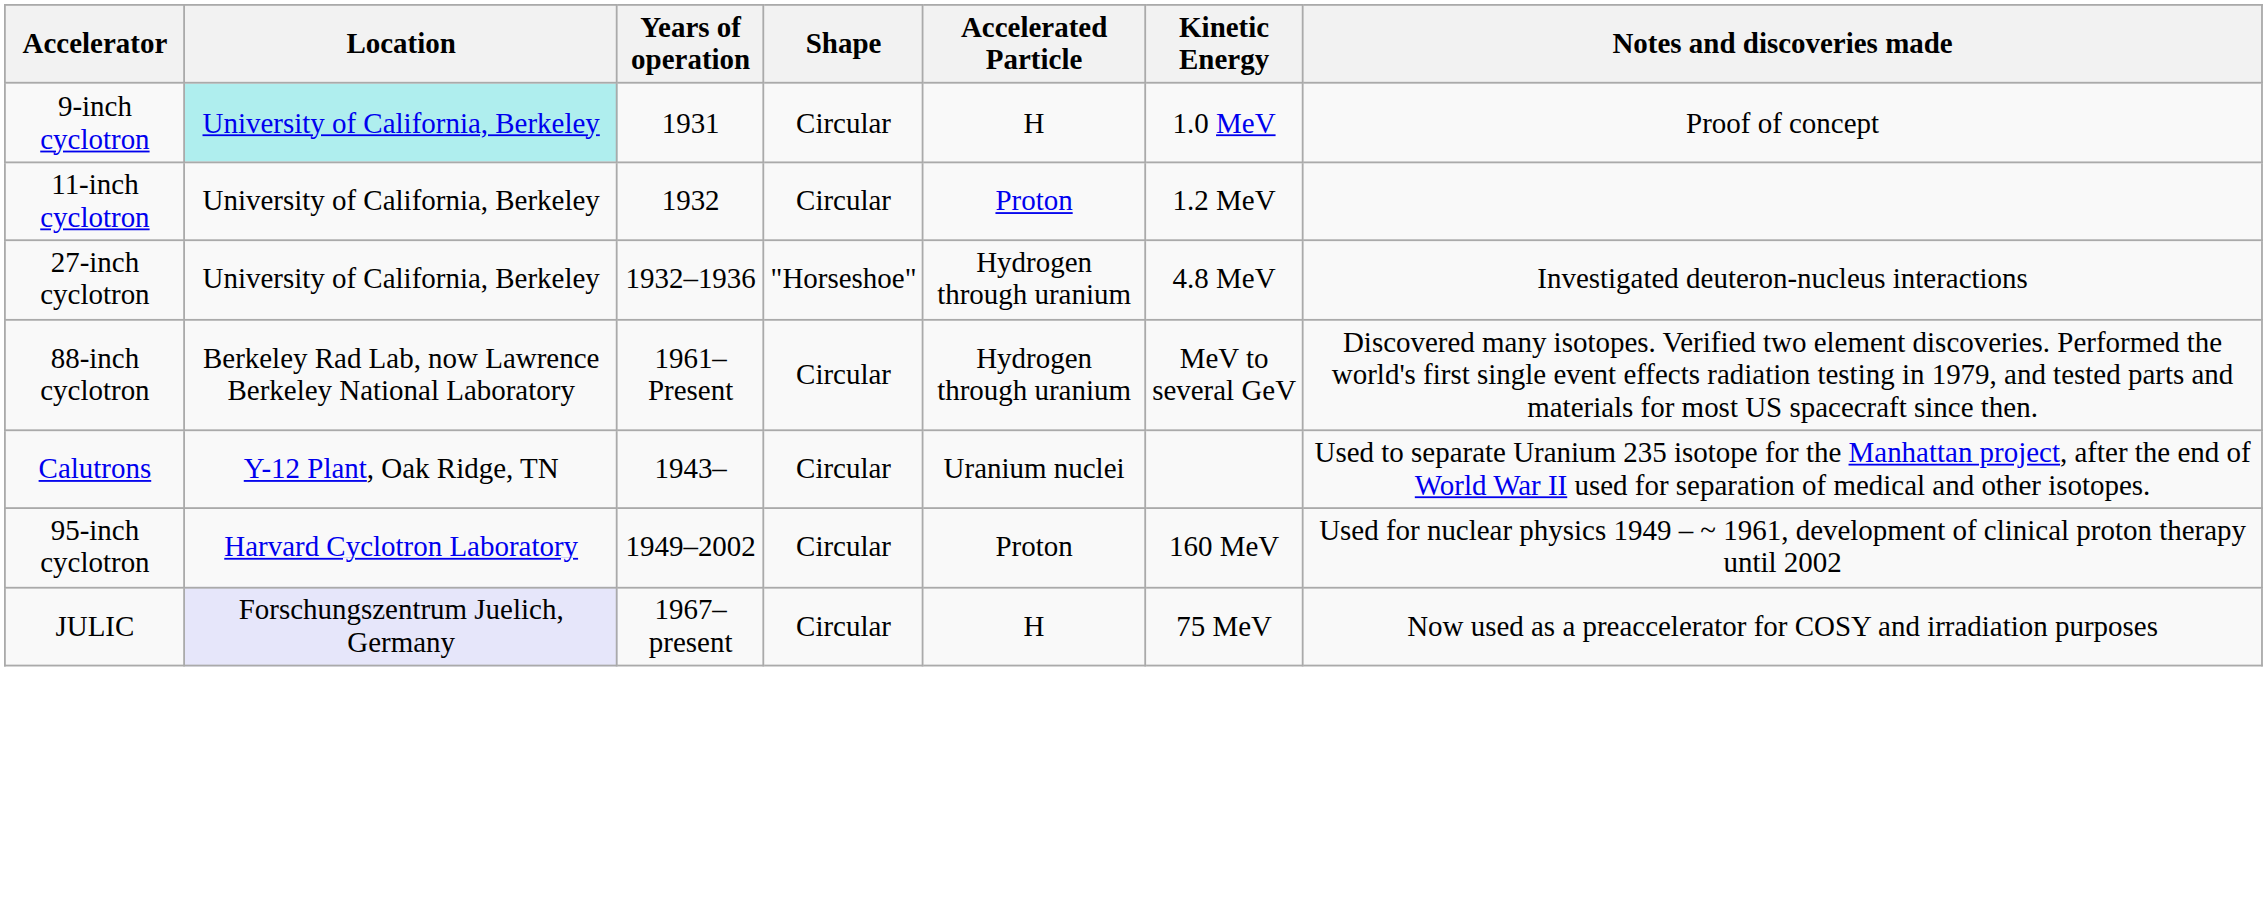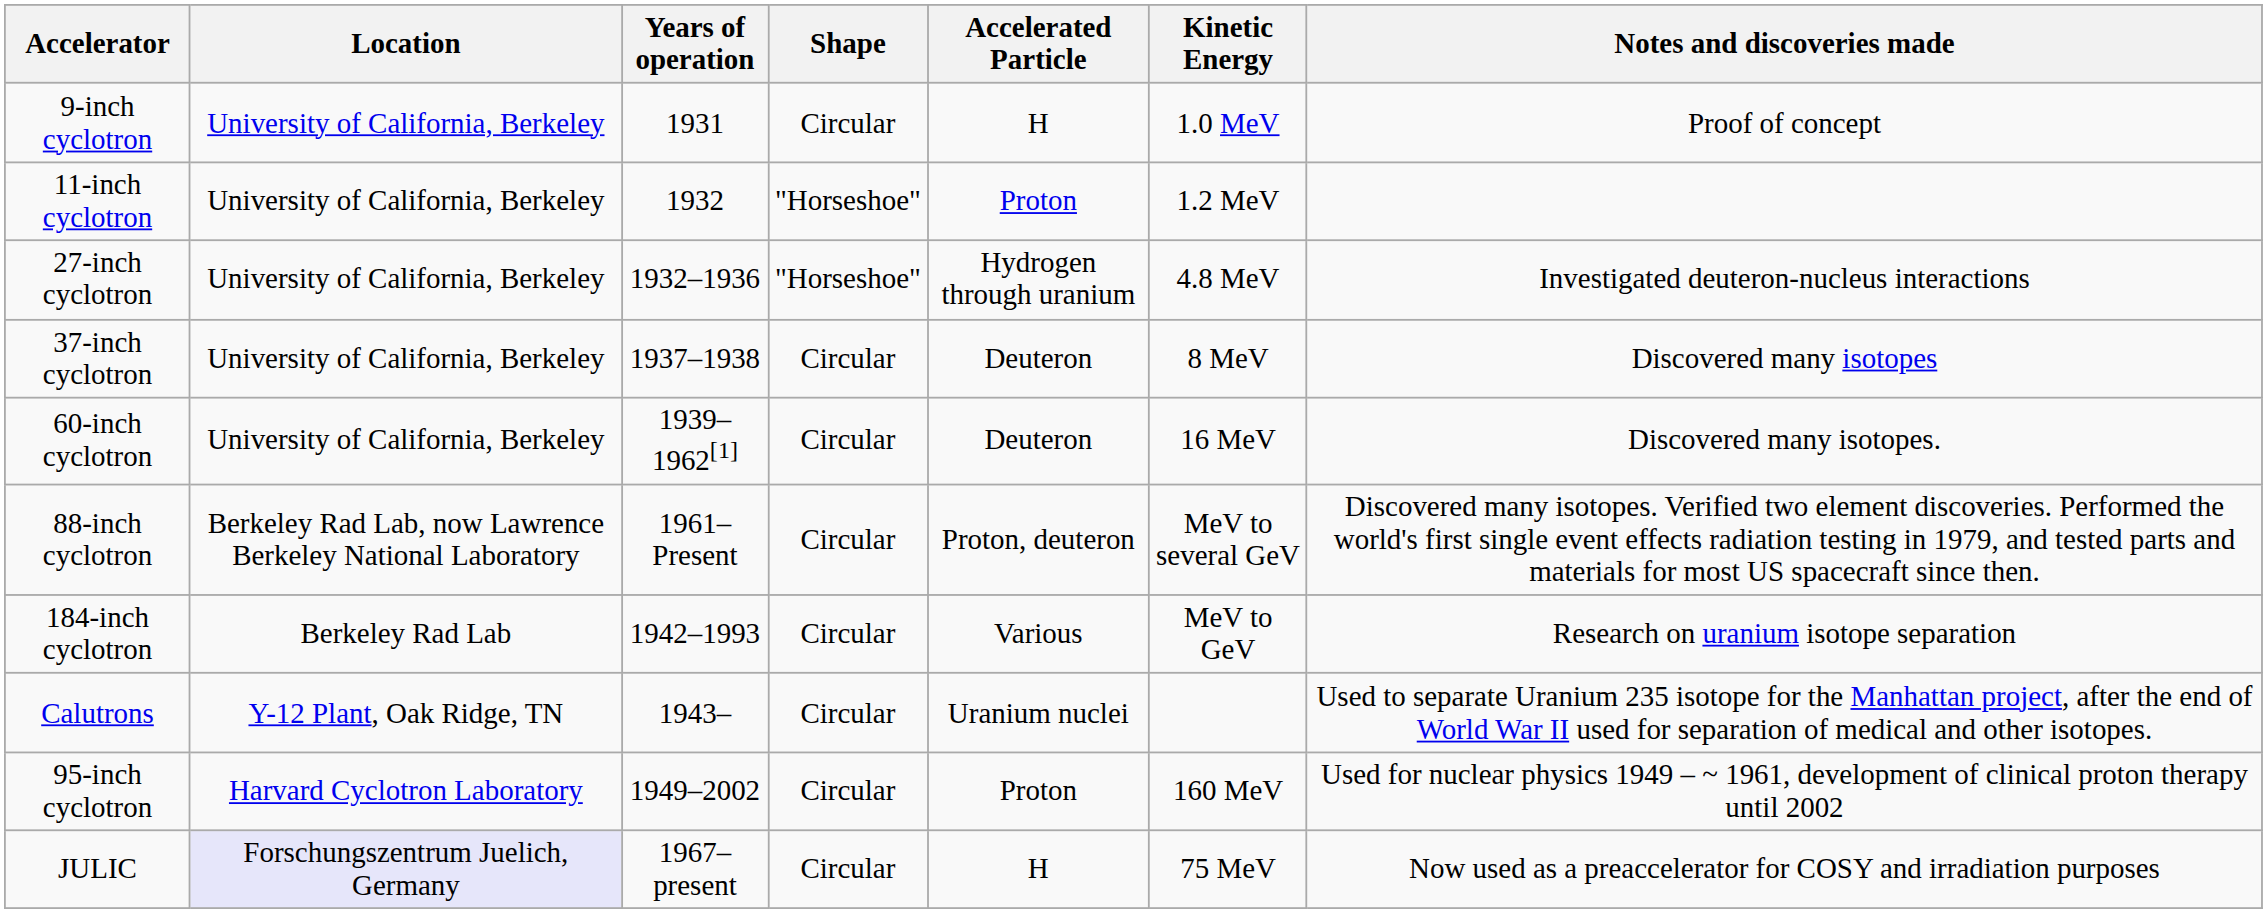(401, 122) paleturquoise background -> (406, 122) no background
(844, 200) Circular -> (848, 200) "Horseshoe"
+ row: (98, 357)
+ row: (98, 440)
(1034, 374) Hydrogen through uranium -> (1038, 538) Proton, deuteron
+ row: (98, 633)
